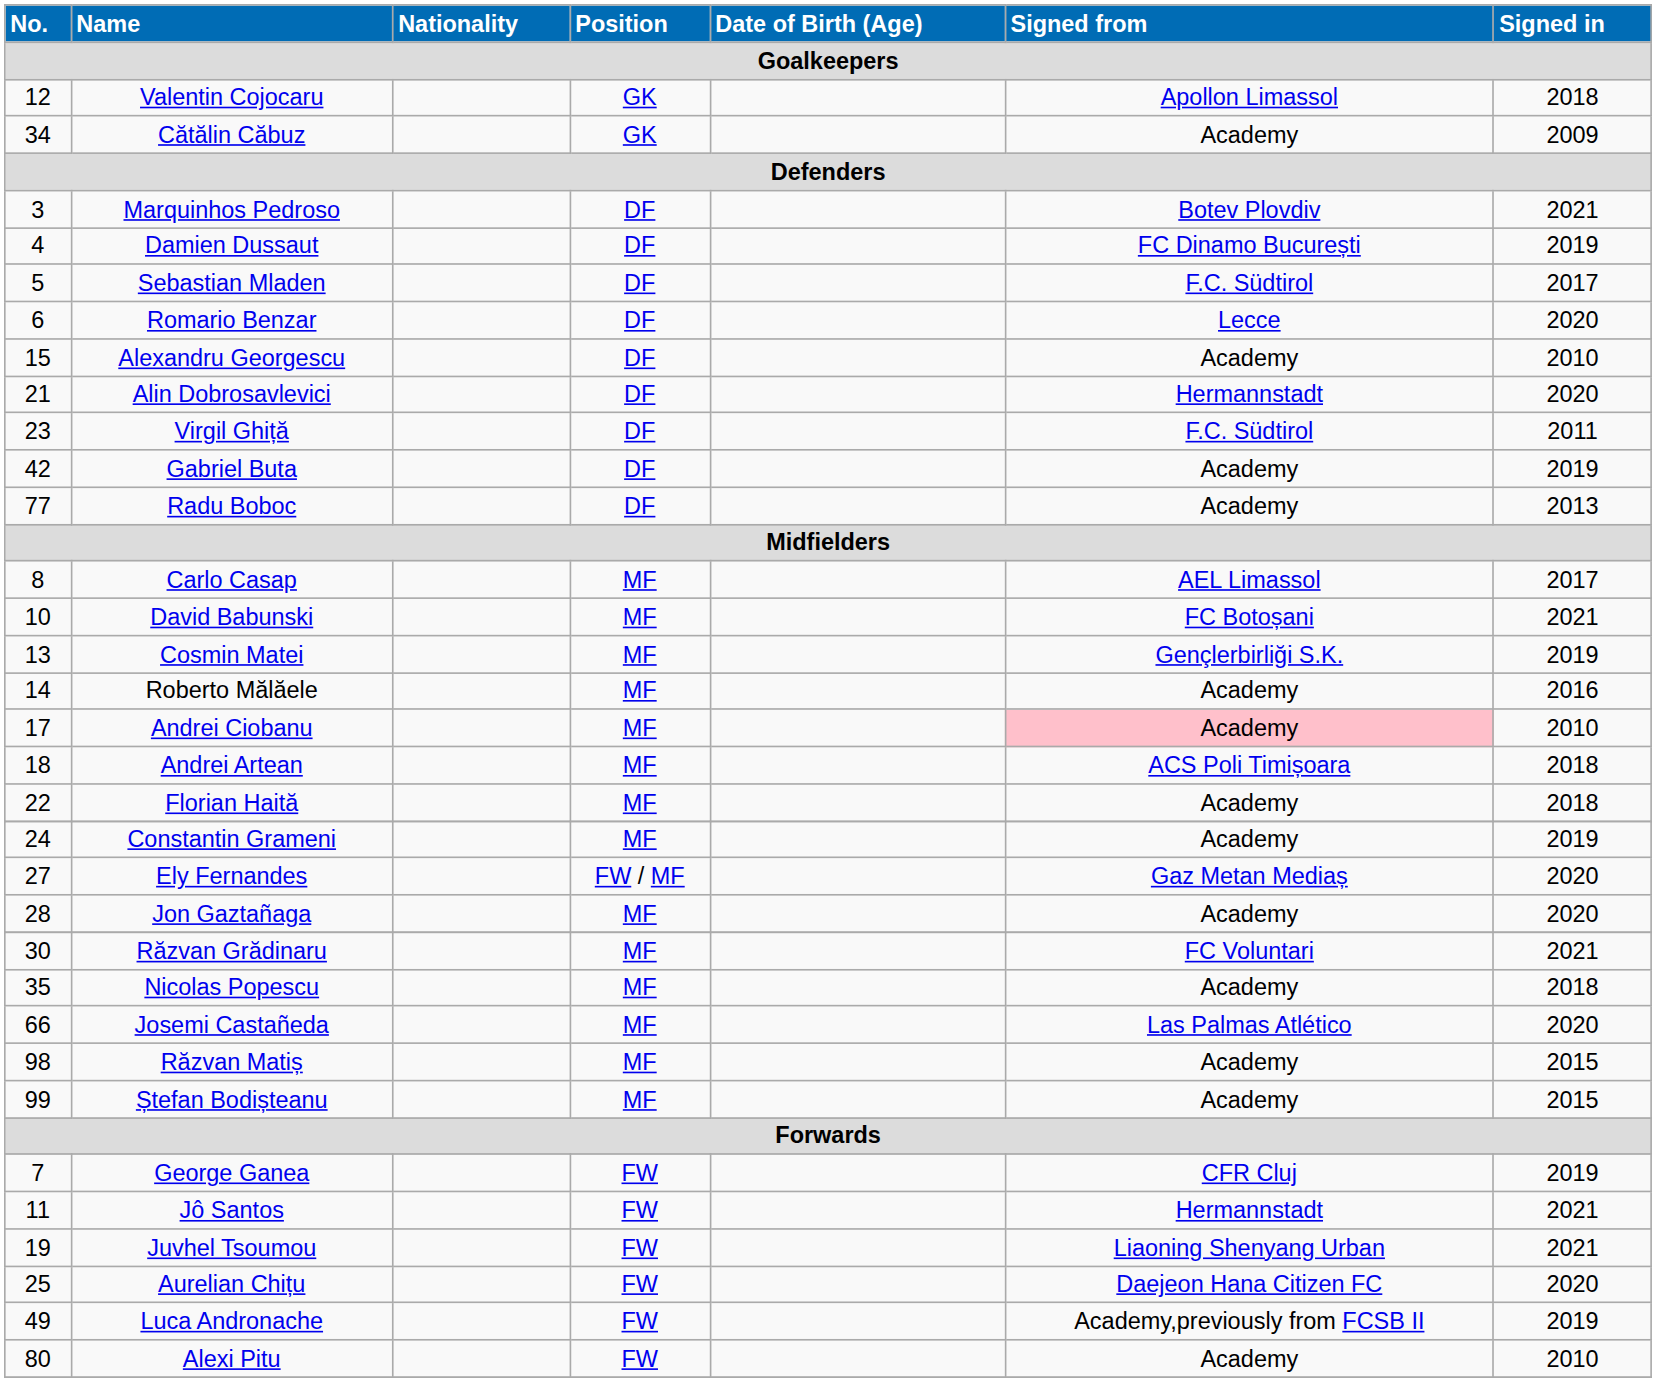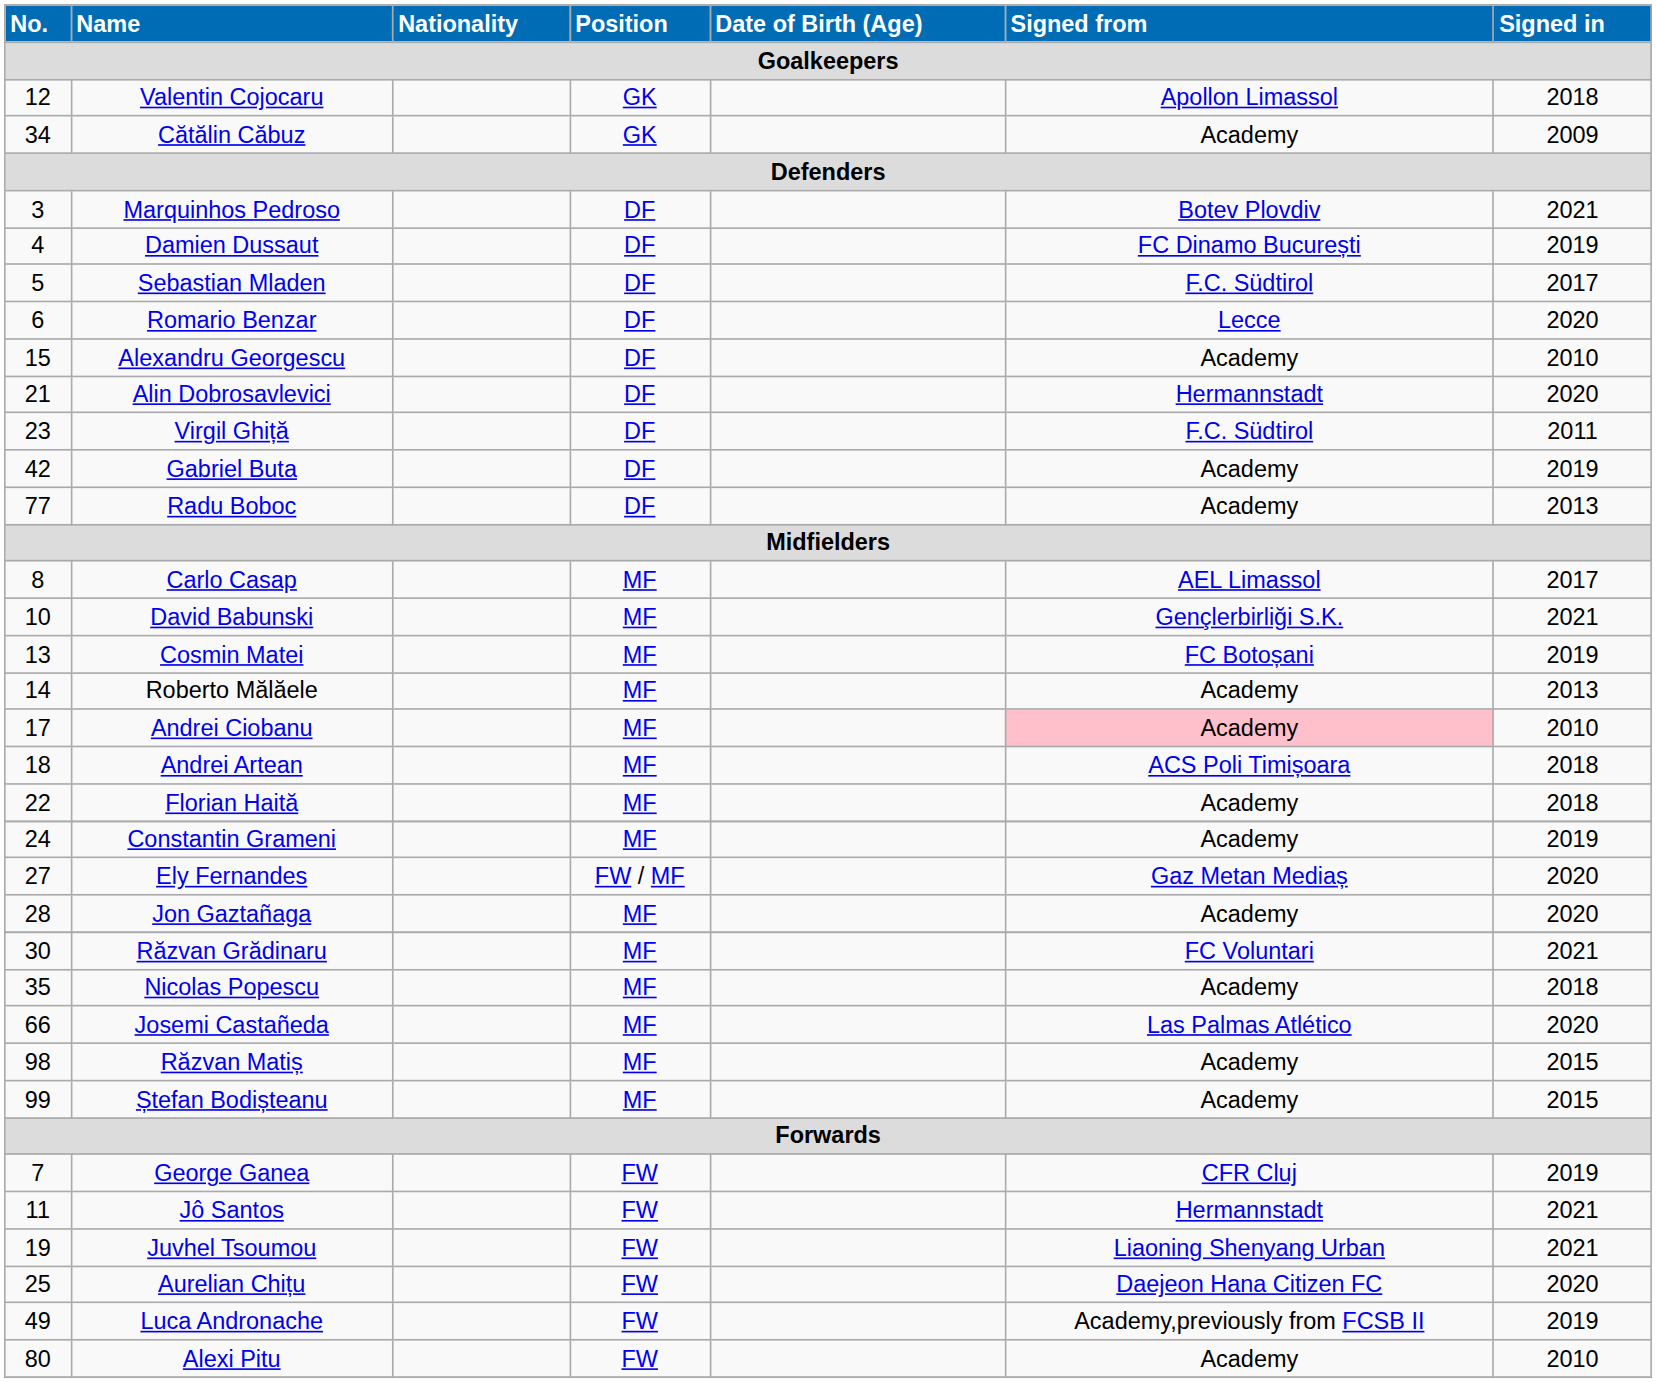(1249, 617) FC Botoșani -> (1249, 617) Gençlerbirliği S.K.
(1249, 654) Gençlerbirliği S.K. -> (1249, 654) FC Botoșani
(1573, 691) 2016 -> (1573, 691) 2013
